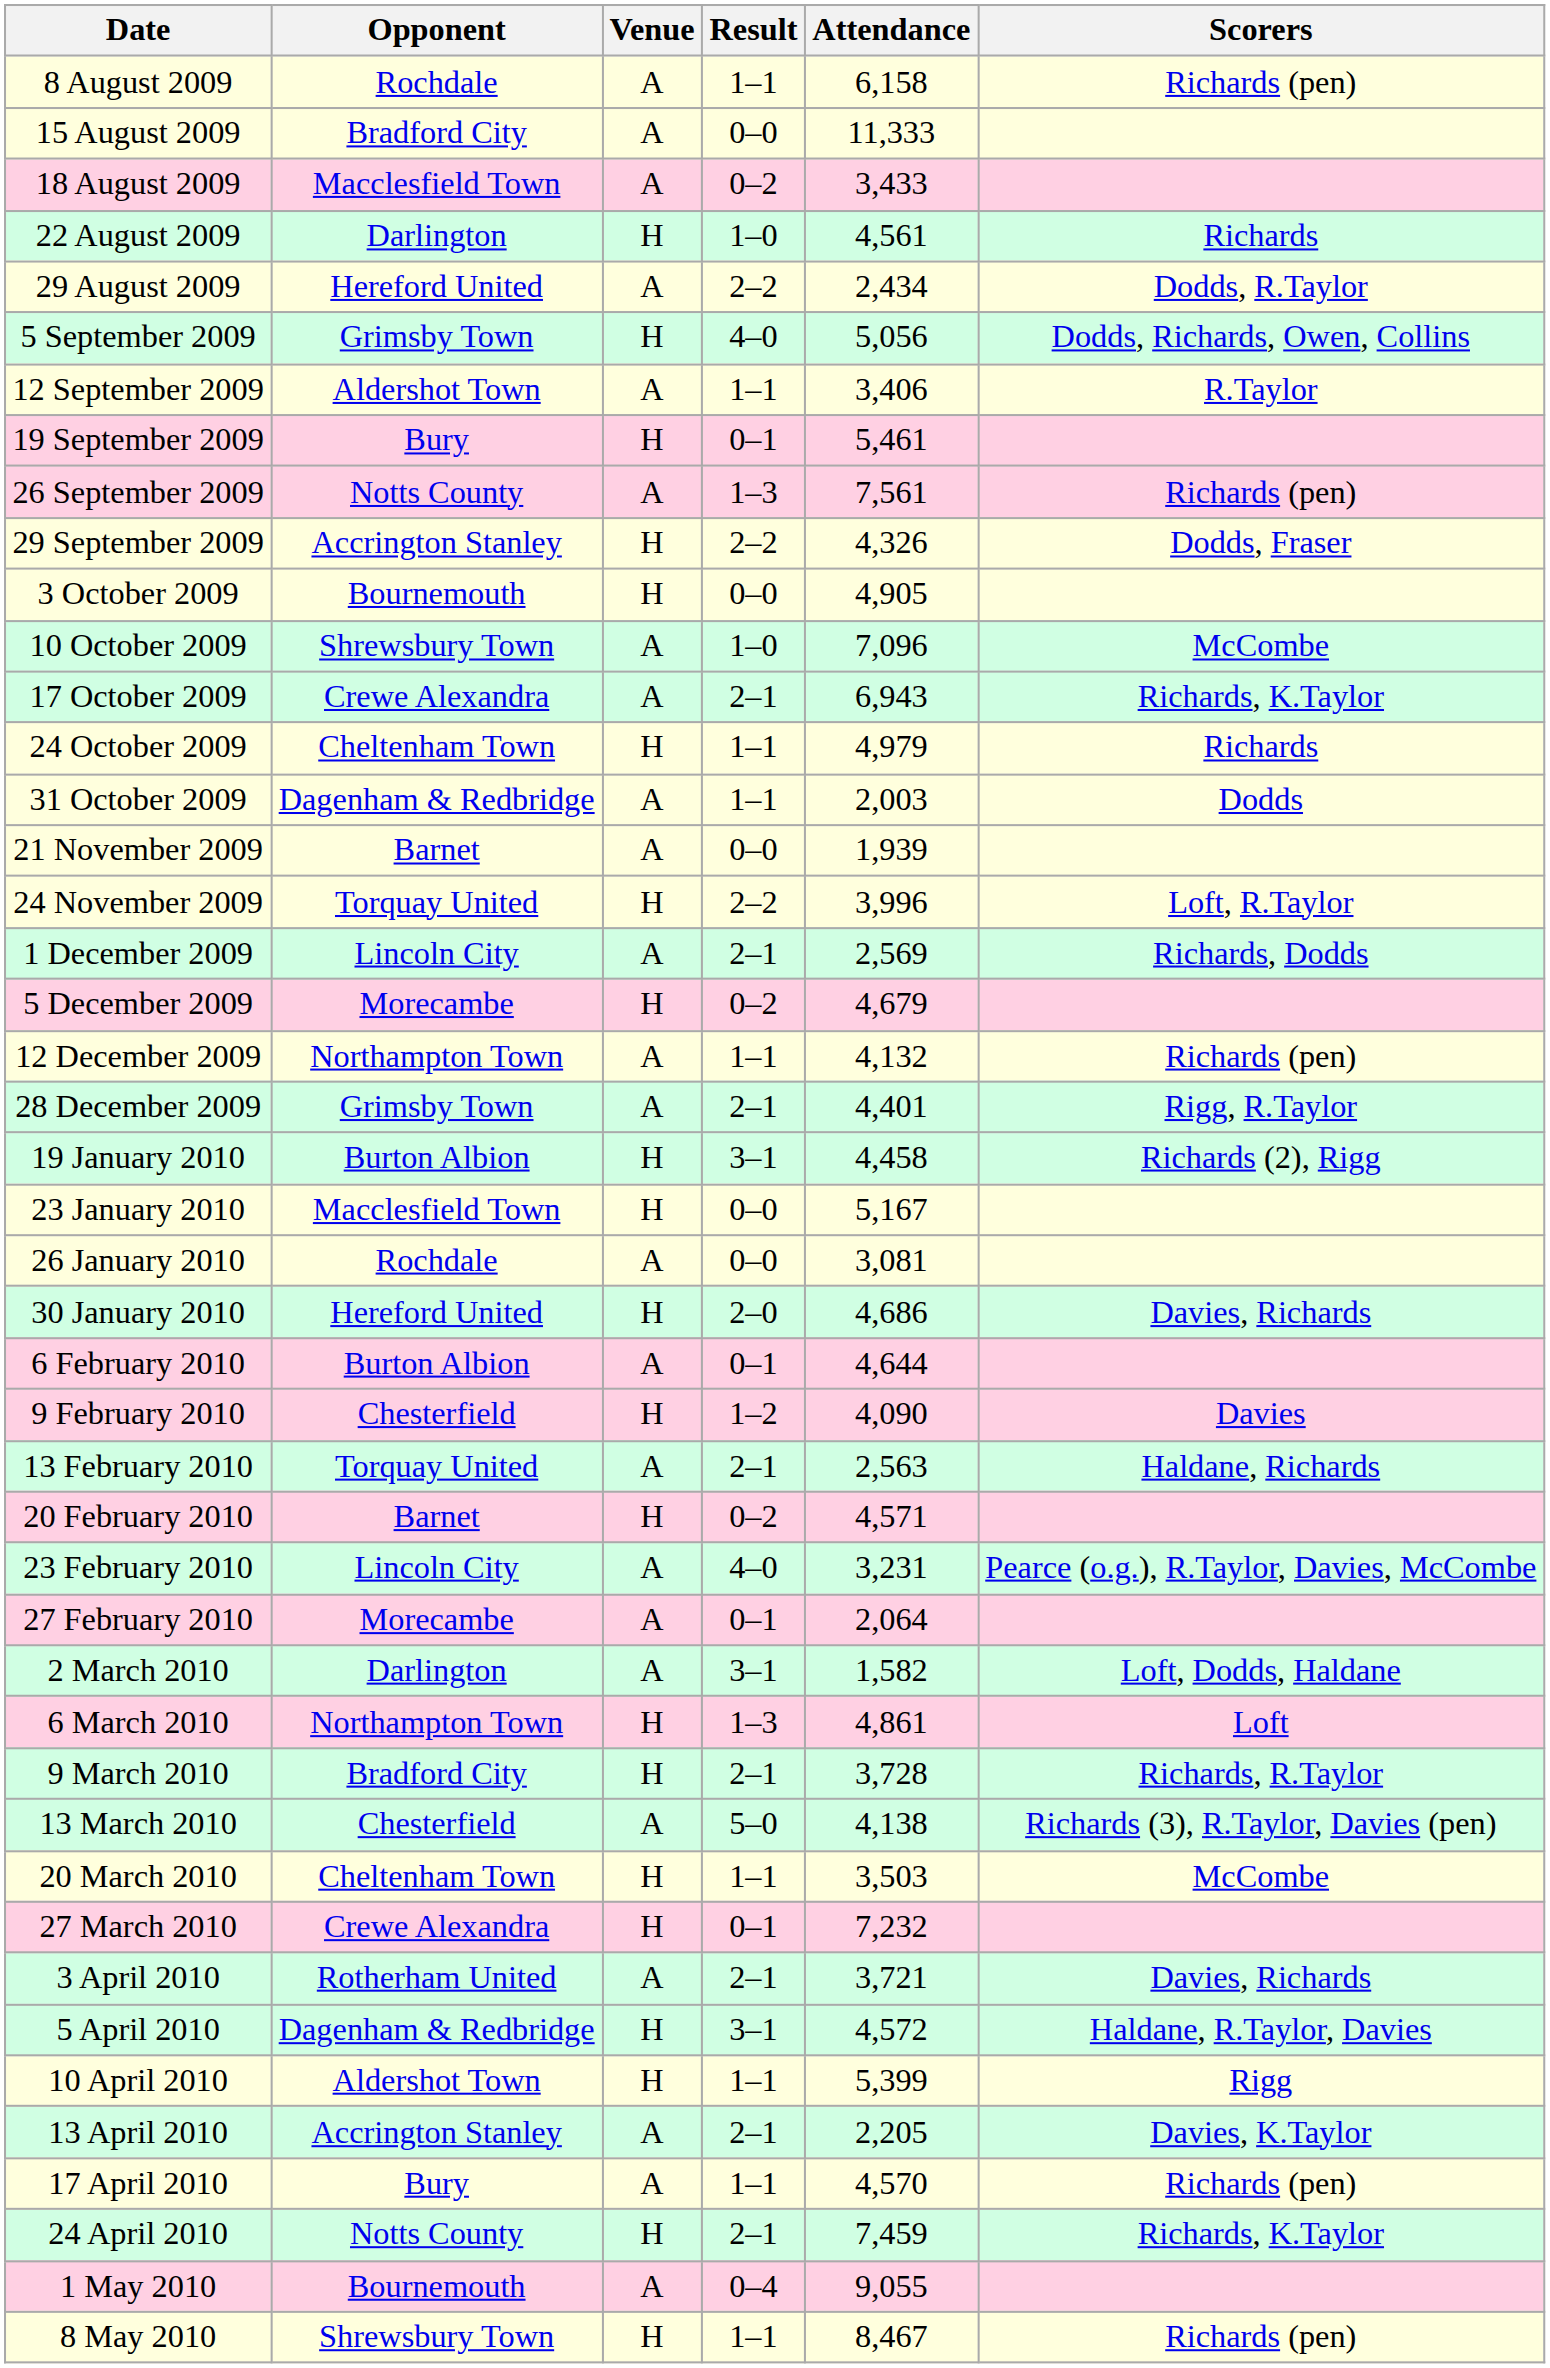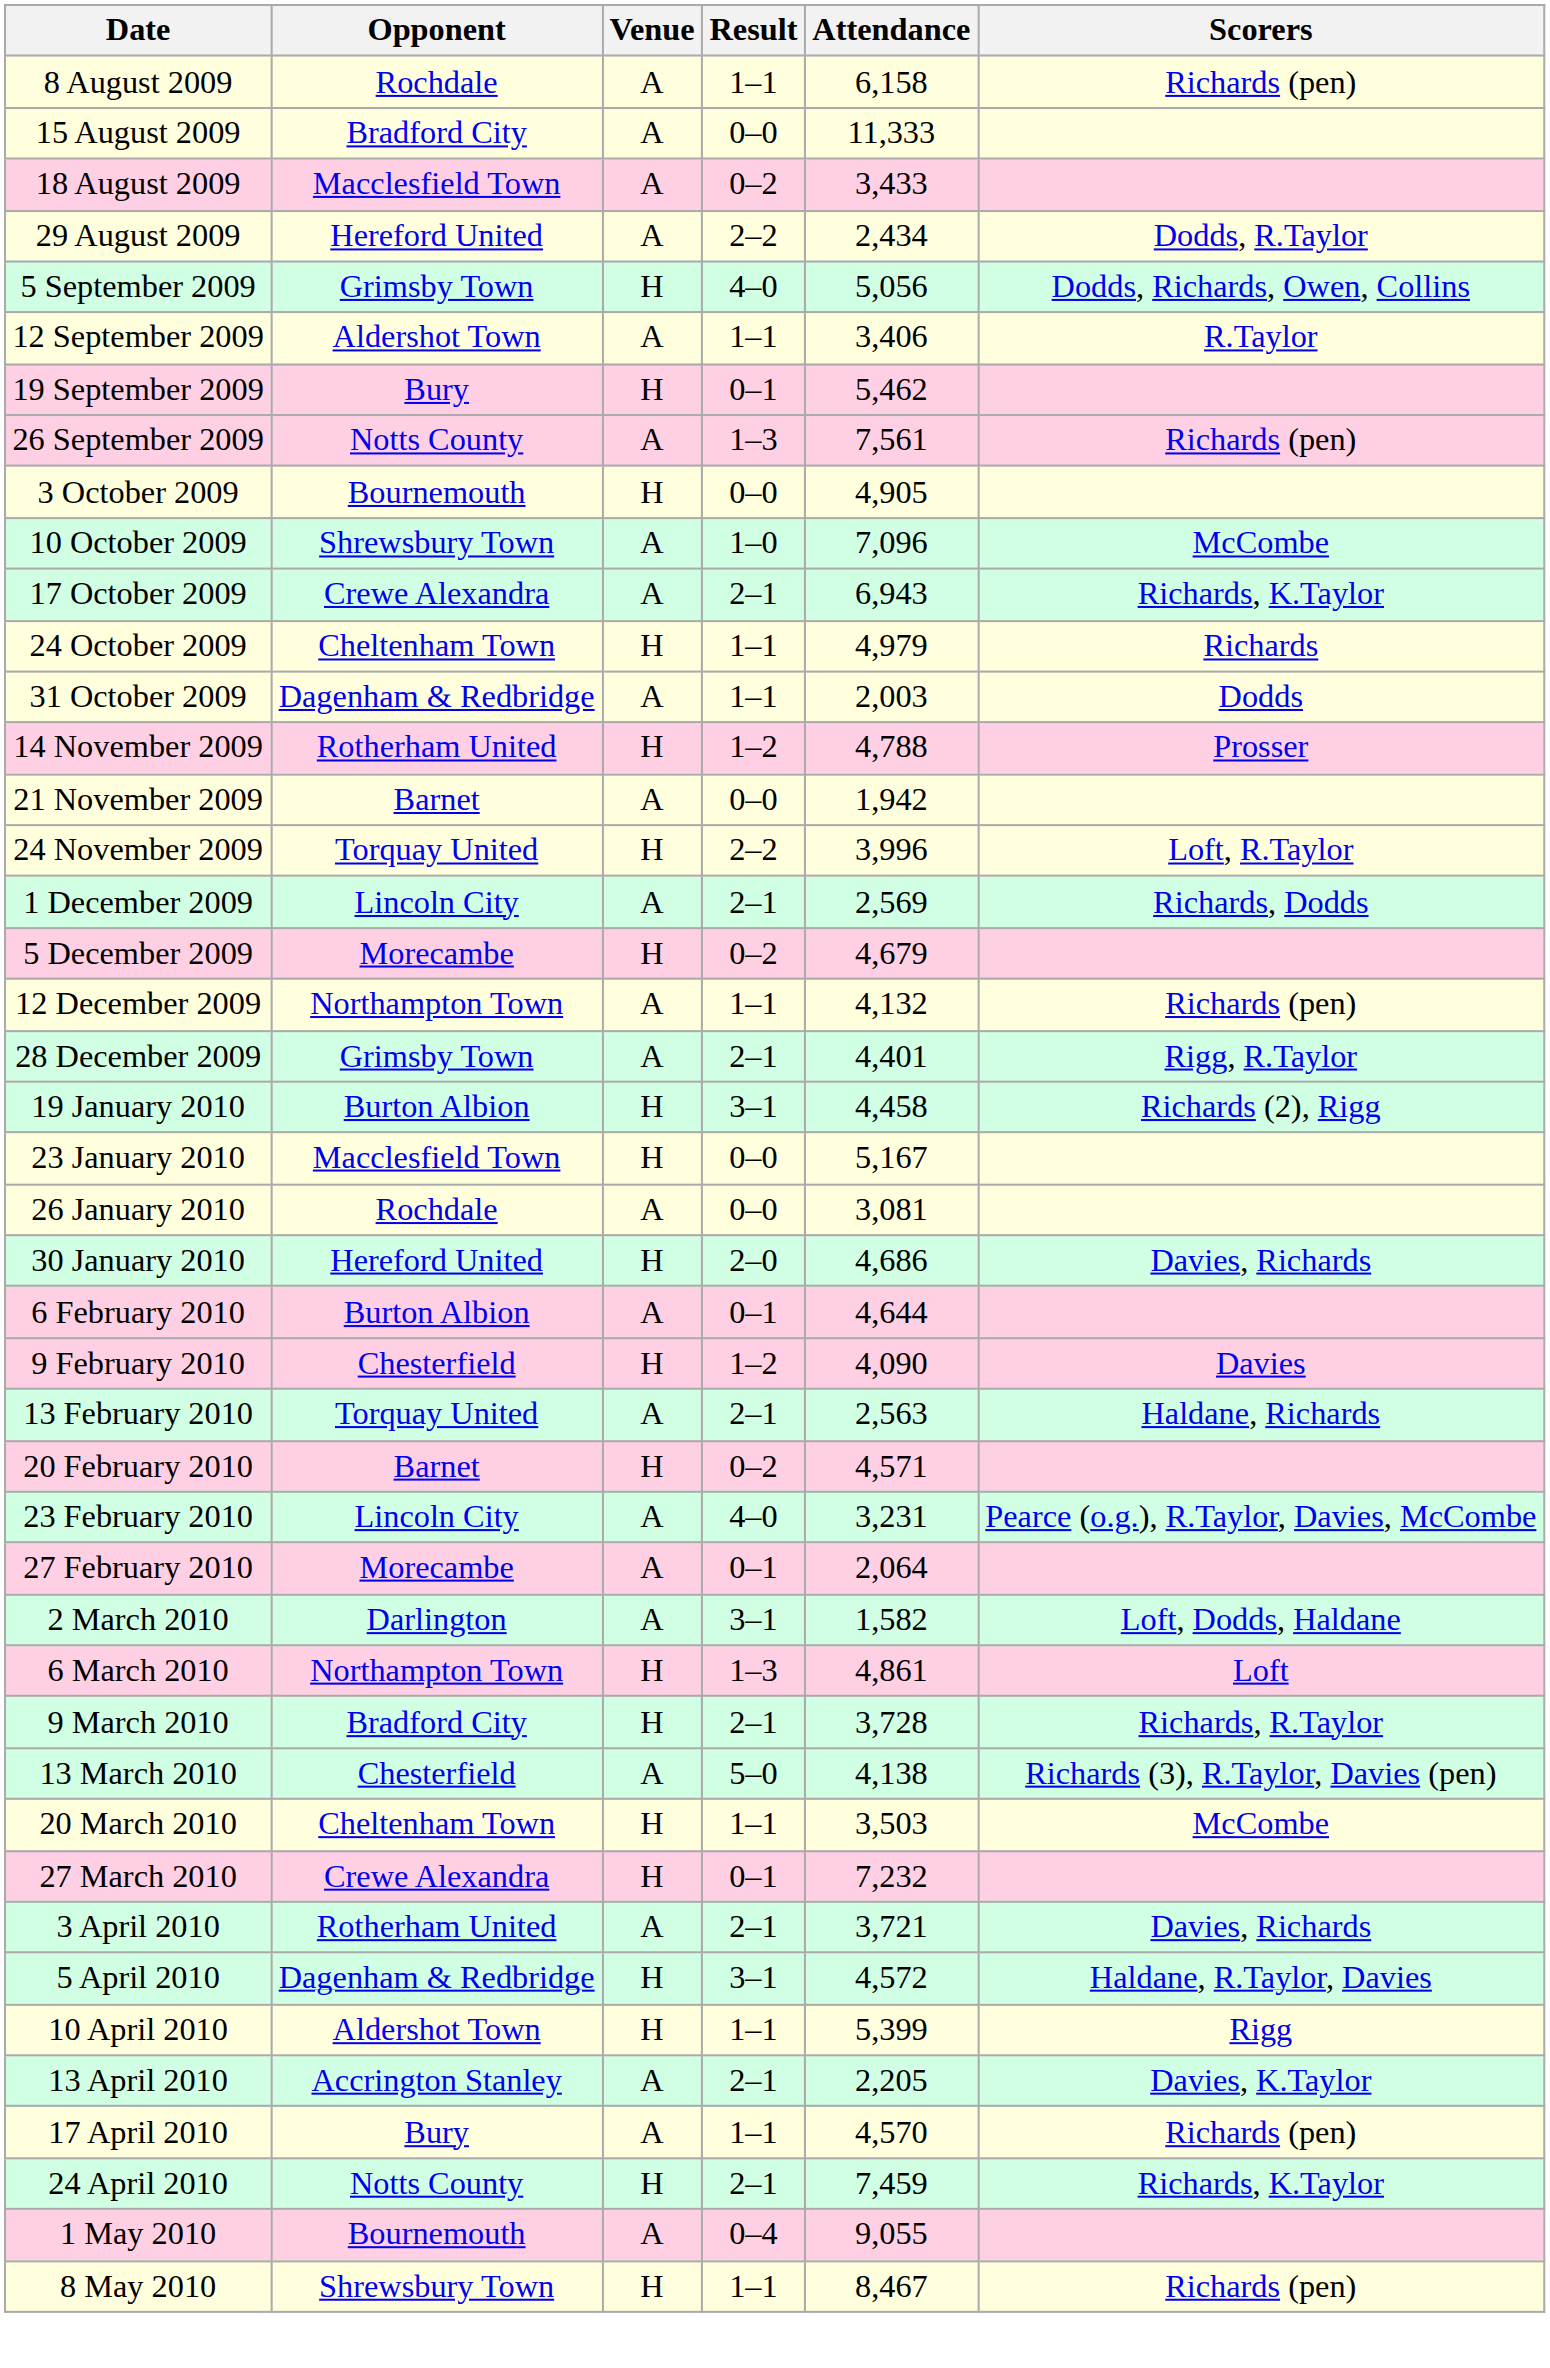- row: (138, 235)
(891, 440) 5,461 -> (891, 388) 5,462
- row: (138, 542)
+ row: (138, 747)
(891, 850) 1,939 -> (891, 798) 1,942
